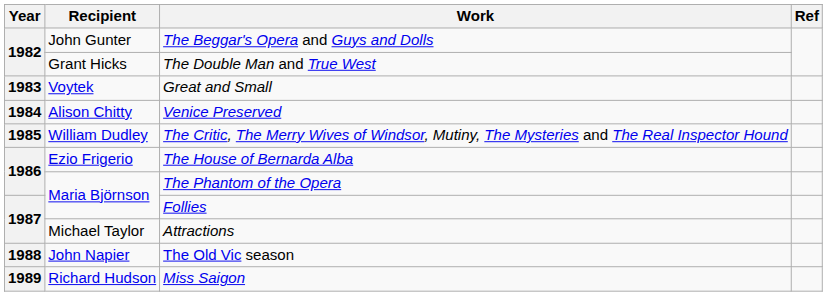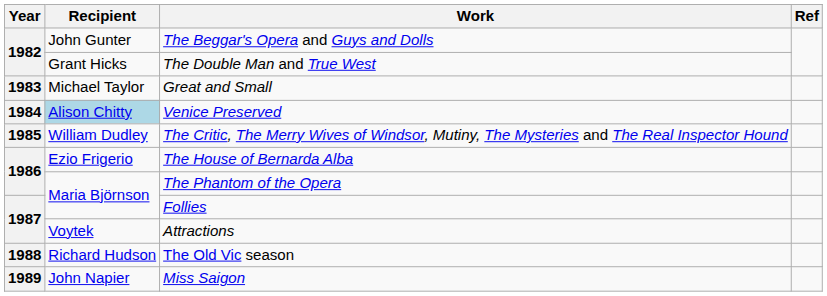(71, 87) Voytek -> (96, 87) Michael Taylor
(90, 111) no background -> (90, 111) lightblue background
(96, 231) Michael Taylor -> (71, 231) Voytek
(89, 254) John Napier -> (102, 254) Richard Hudson
(102, 278) Richard Hudson -> (89, 278) John Napier
